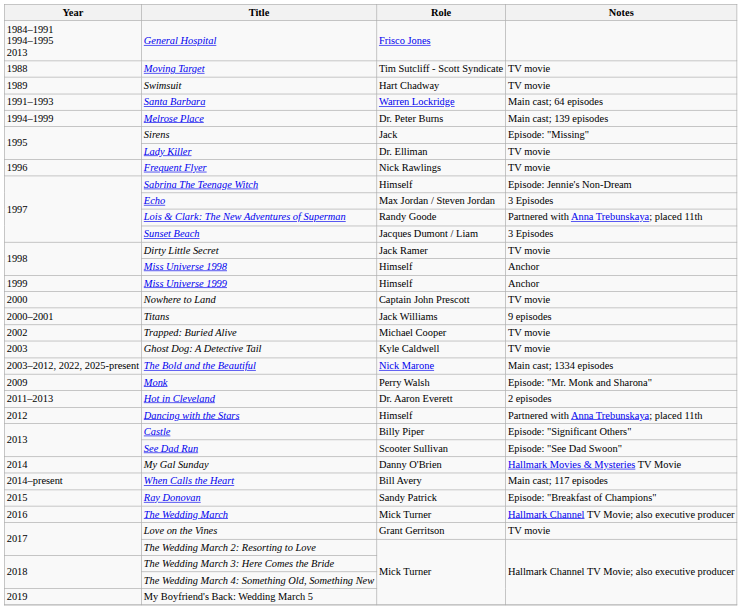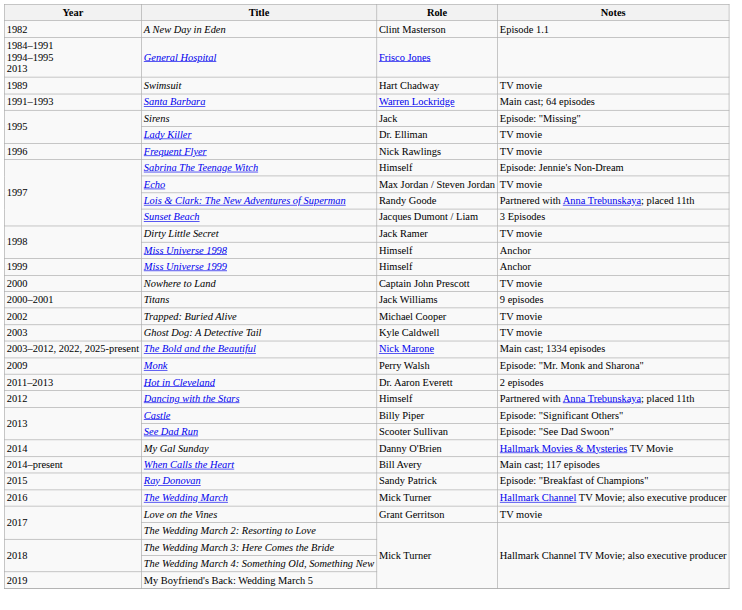+ row: (185, 29)
- row: (174, 69)
- row: (174, 118)
(531, 201) 3 Episodes -> (521, 184) TV movie
